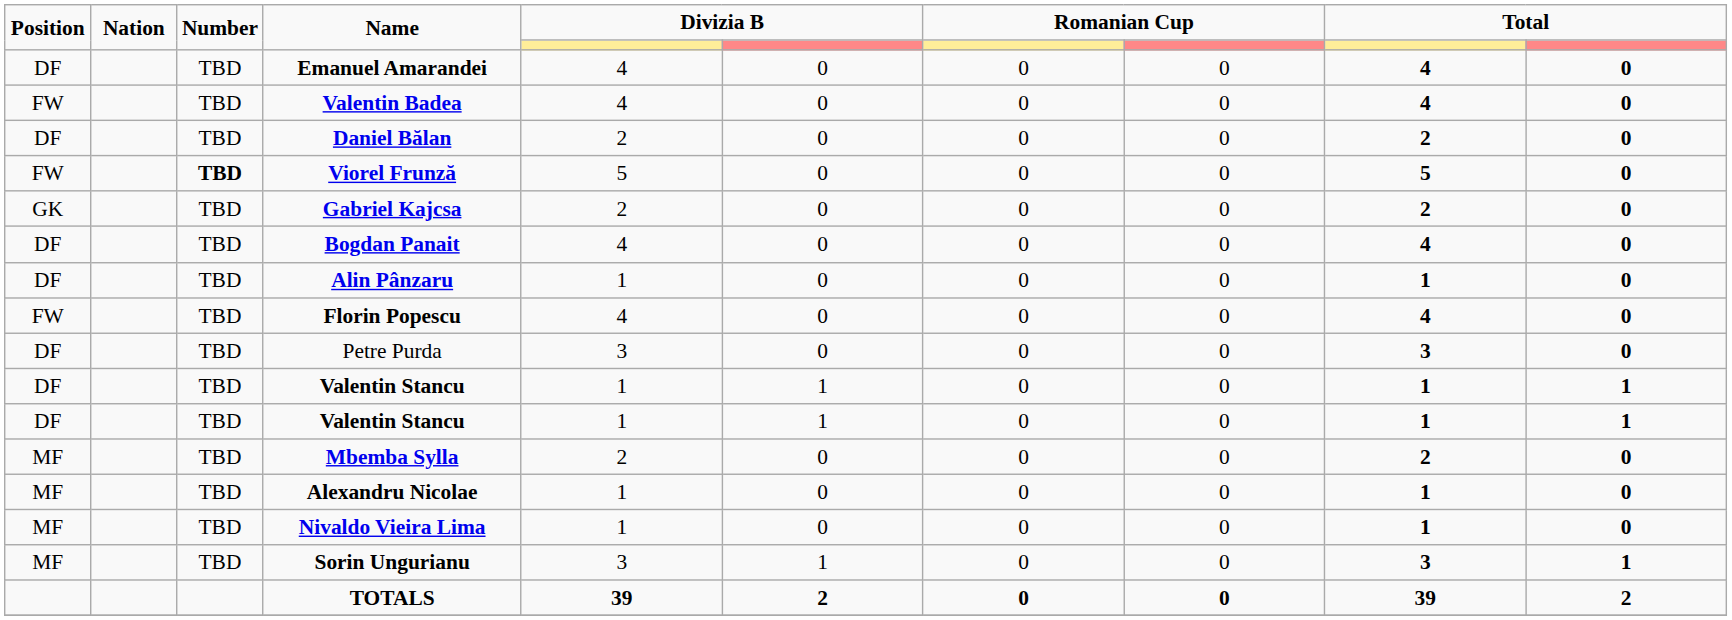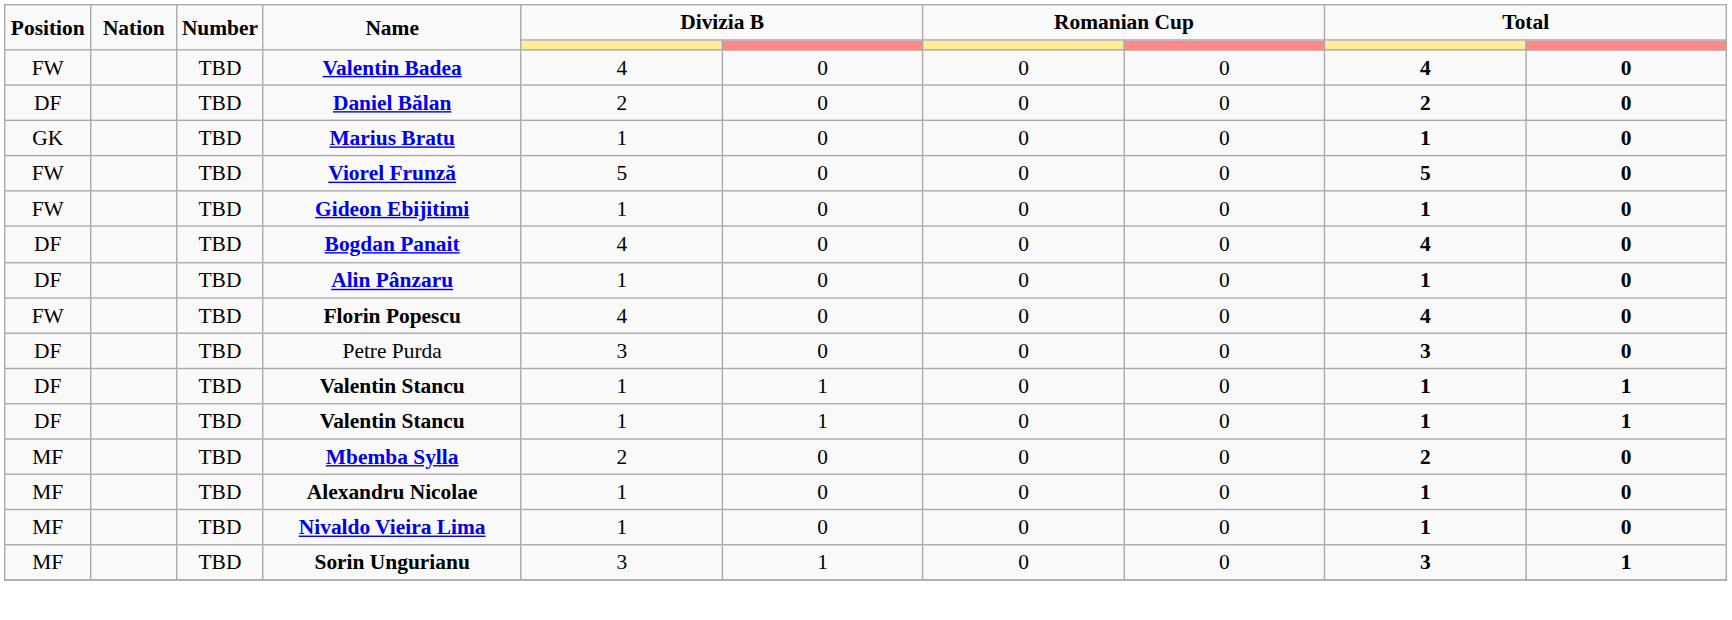- row: (48, 67)
+ row: (48, 138)
(220, 173) bold -> (220, 173) normal
+ row: (48, 209)
- row: (48, 209)
- row: (48, 598)
